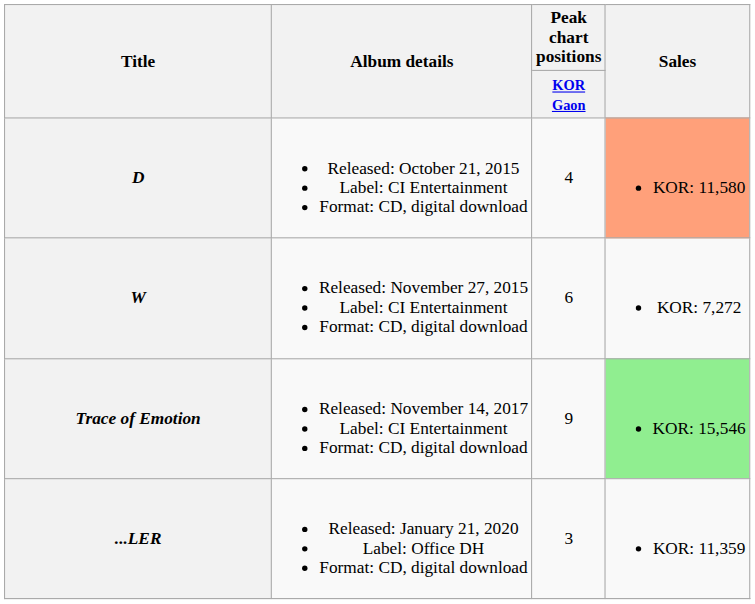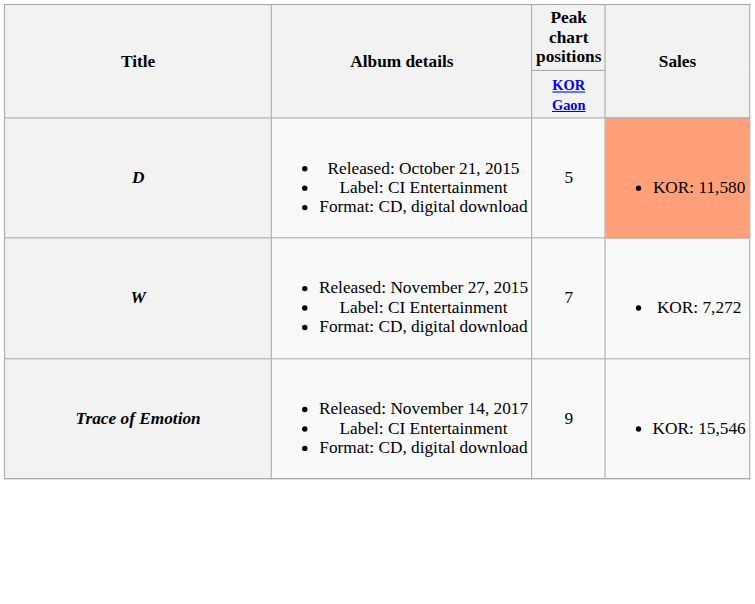(569, 177) 4 -> (569, 177) 5
(569, 298) 6 -> (569, 298) 7
(678, 428) lightgreen background -> (678, 428) no background
- row: (138, 538)
